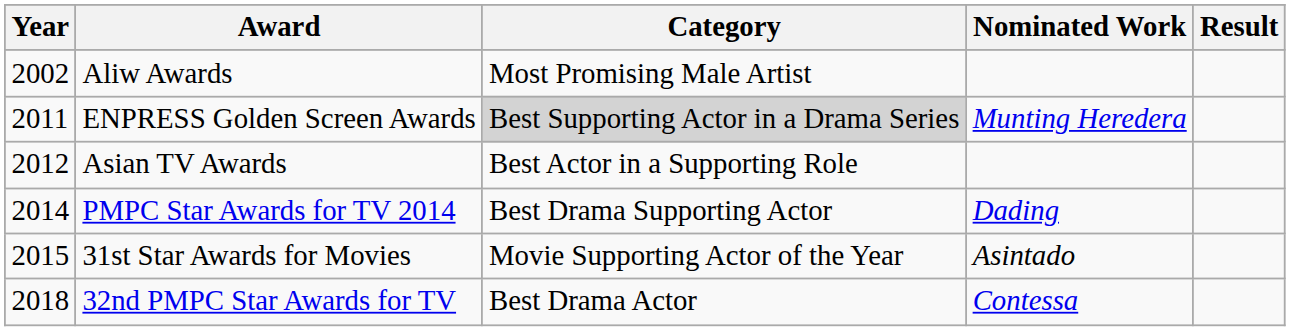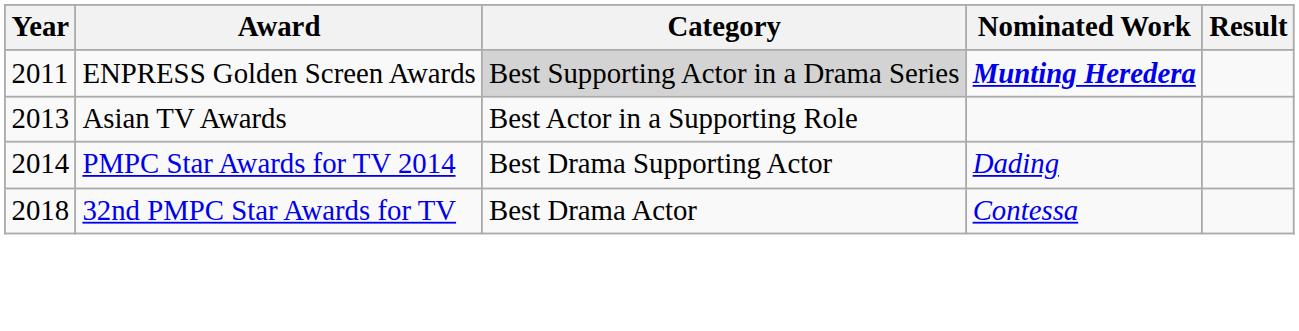- row: (157, 73)
(1080, 118) normal -> (1084, 73) bold
(40, 164) 2012 -> (40, 118) 2013
- row: (247, 255)
